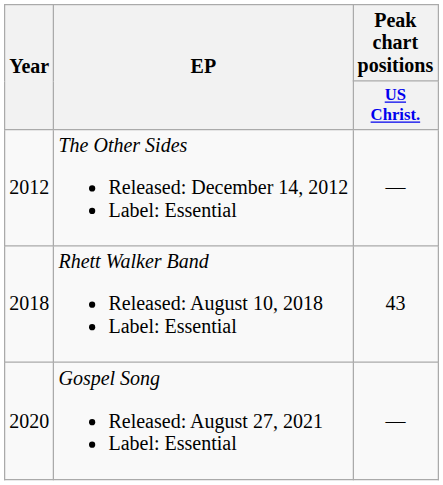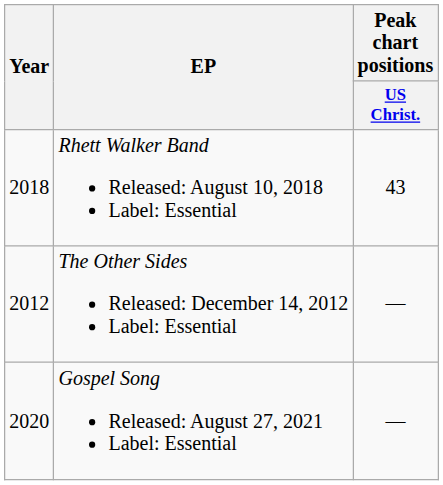rows swapped: (203, 178) <-> (203, 294)
